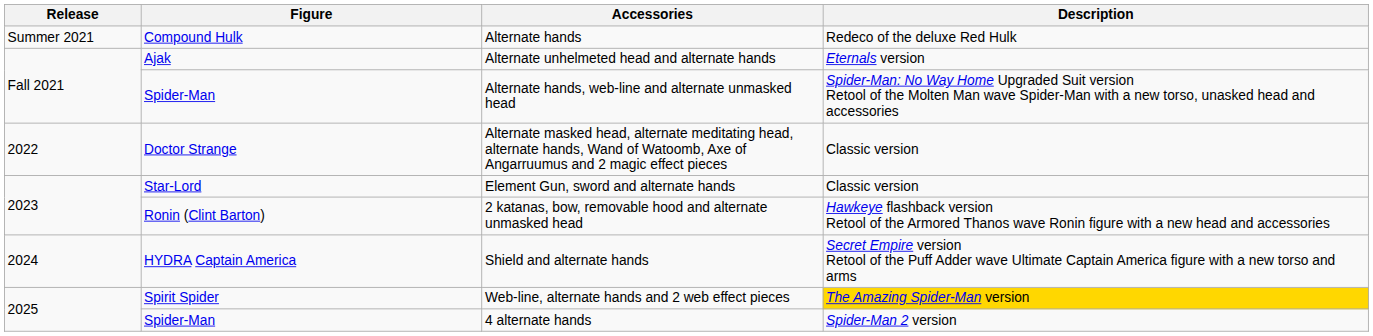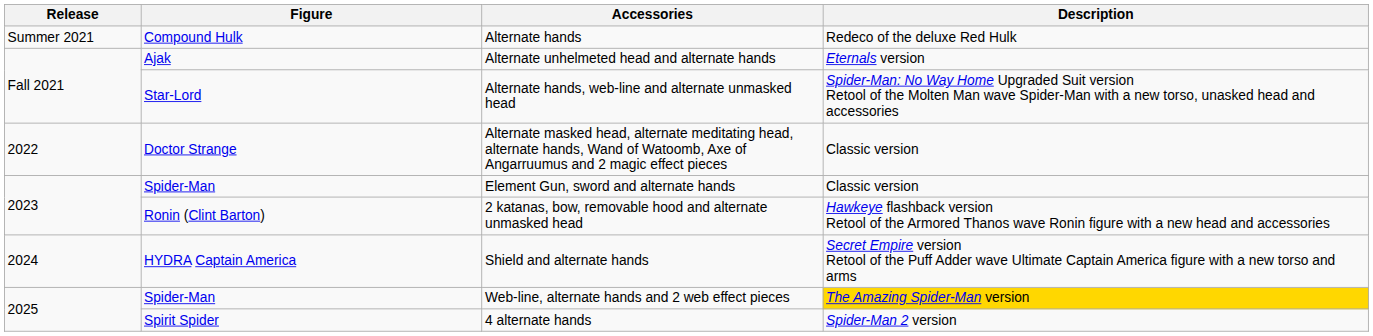(180, 96) Spider-Man -> (173, 96) Star-Lord
(173, 186) Star-Lord -> (180, 186) Spider-Man
(181, 298) Spirit Spider -> (180, 298) Spider-Man
(180, 320) Spider-Man -> (181, 320) Spirit Spider
